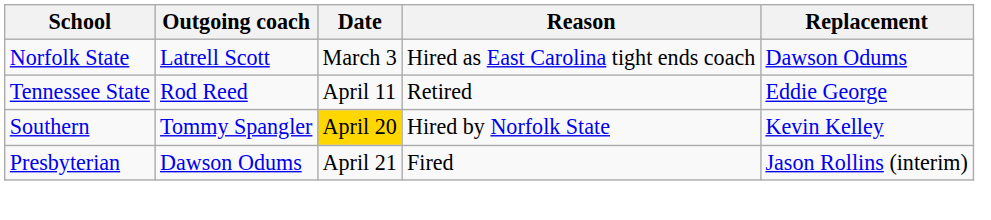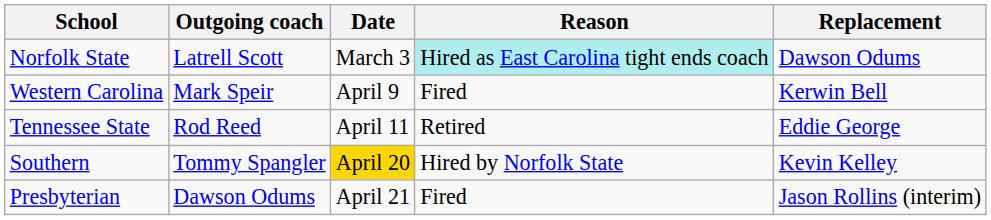(581, 57) no background -> (594, 57) paleturquoise background
+ row: (86, 92)
